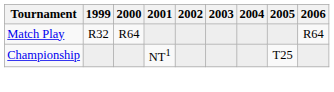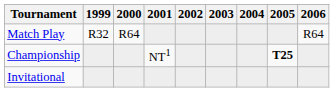(283, 55) normal -> (283, 55) bold
+ row: (36, 77)
